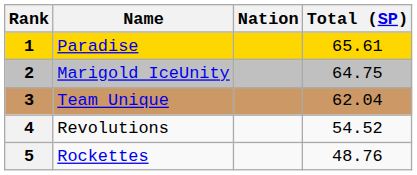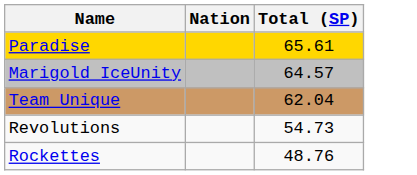- column: (29, 18)
(357, 74) 64.75 -> (309, 74) 64.57
(357, 129) 54.52 -> (309, 129) 54.73
